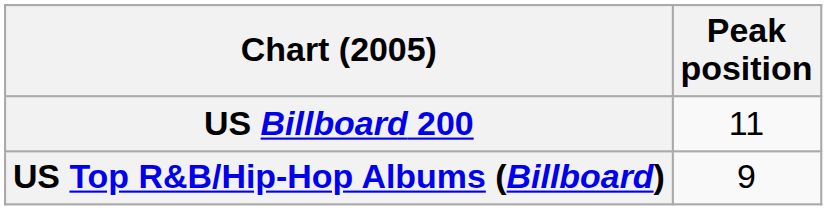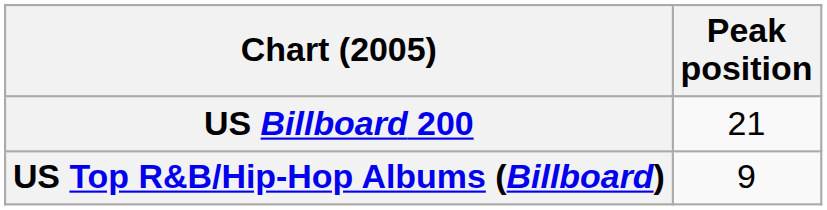(746, 123) 11 -> (746, 123) 21
